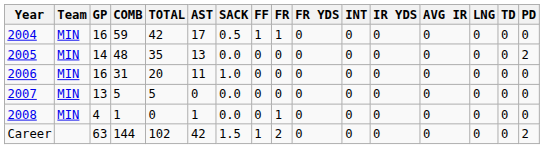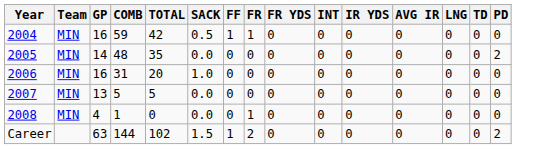- column: (202, 14)
